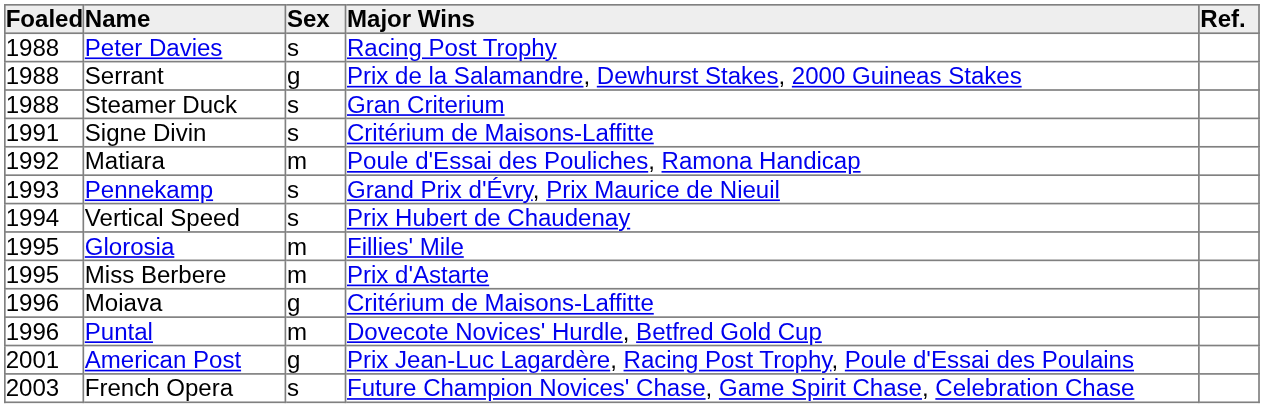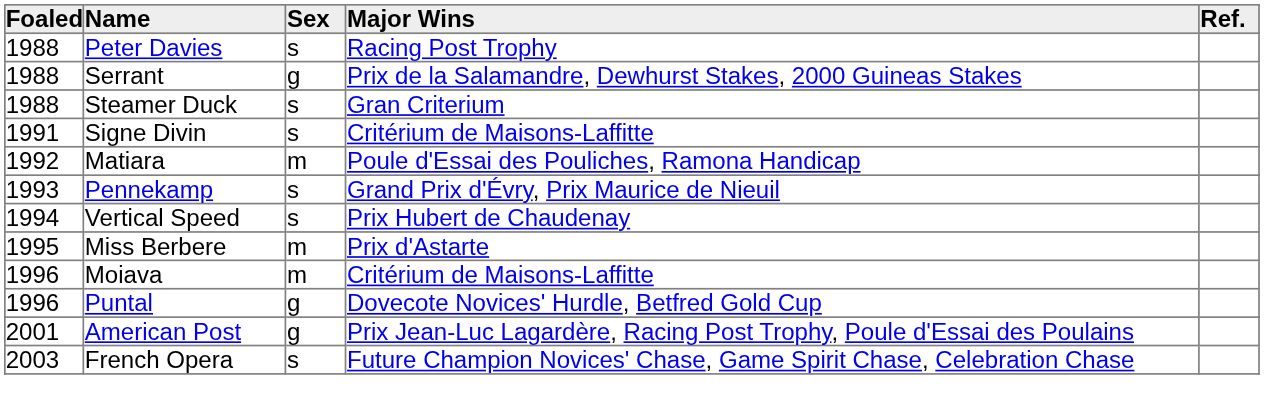- row: (130, 246)
(294, 303) g -> (297, 275) m
(297, 331) m -> (294, 303) g
